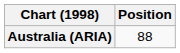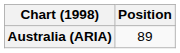(145, 36) 88 -> (145, 36) 89
